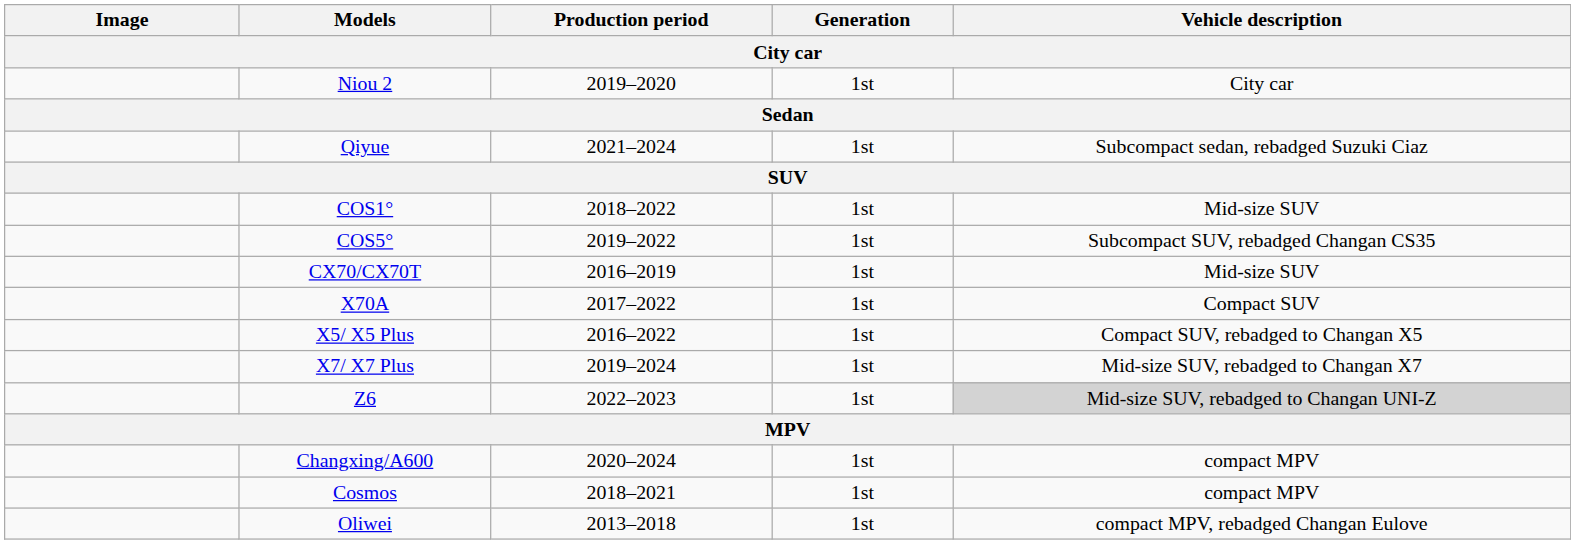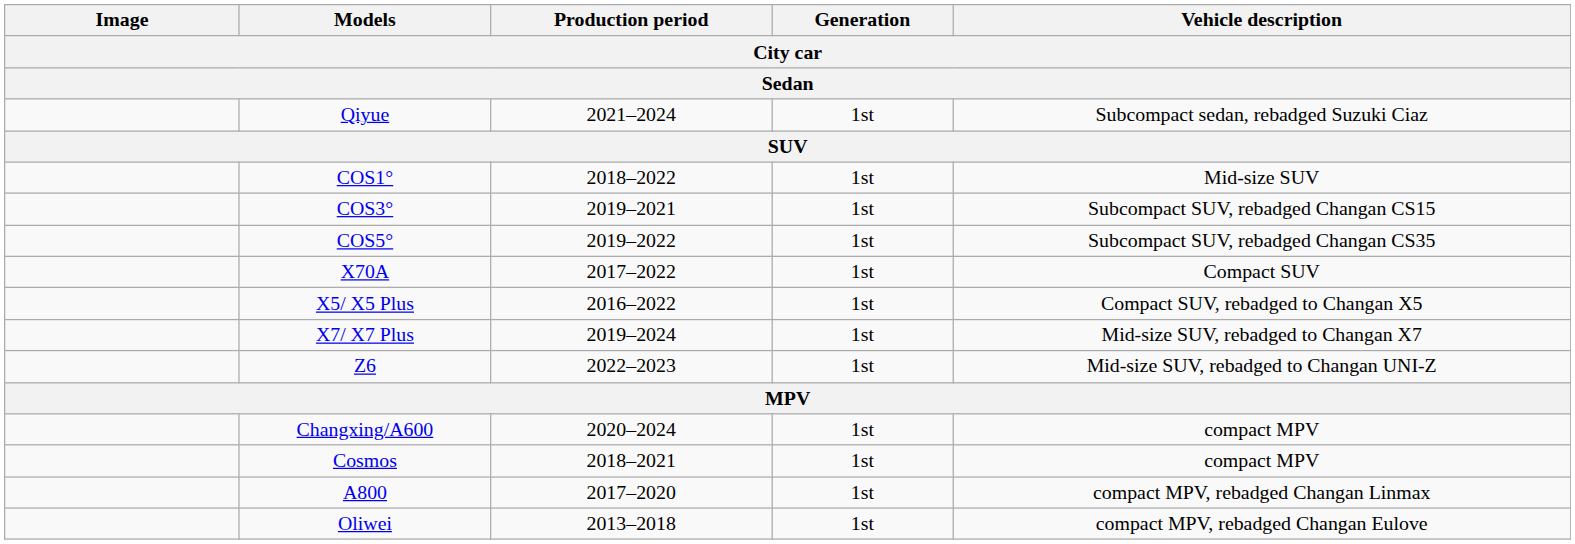- row: (365, 83)
+ row: (365, 209)
- row: (365, 271)
(1262, 397) lightgrey background -> (1262, 366) no background
+ row: (365, 492)
